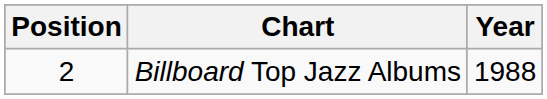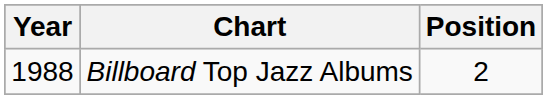columns swapped: (505, 26) <-> (67, 26)
